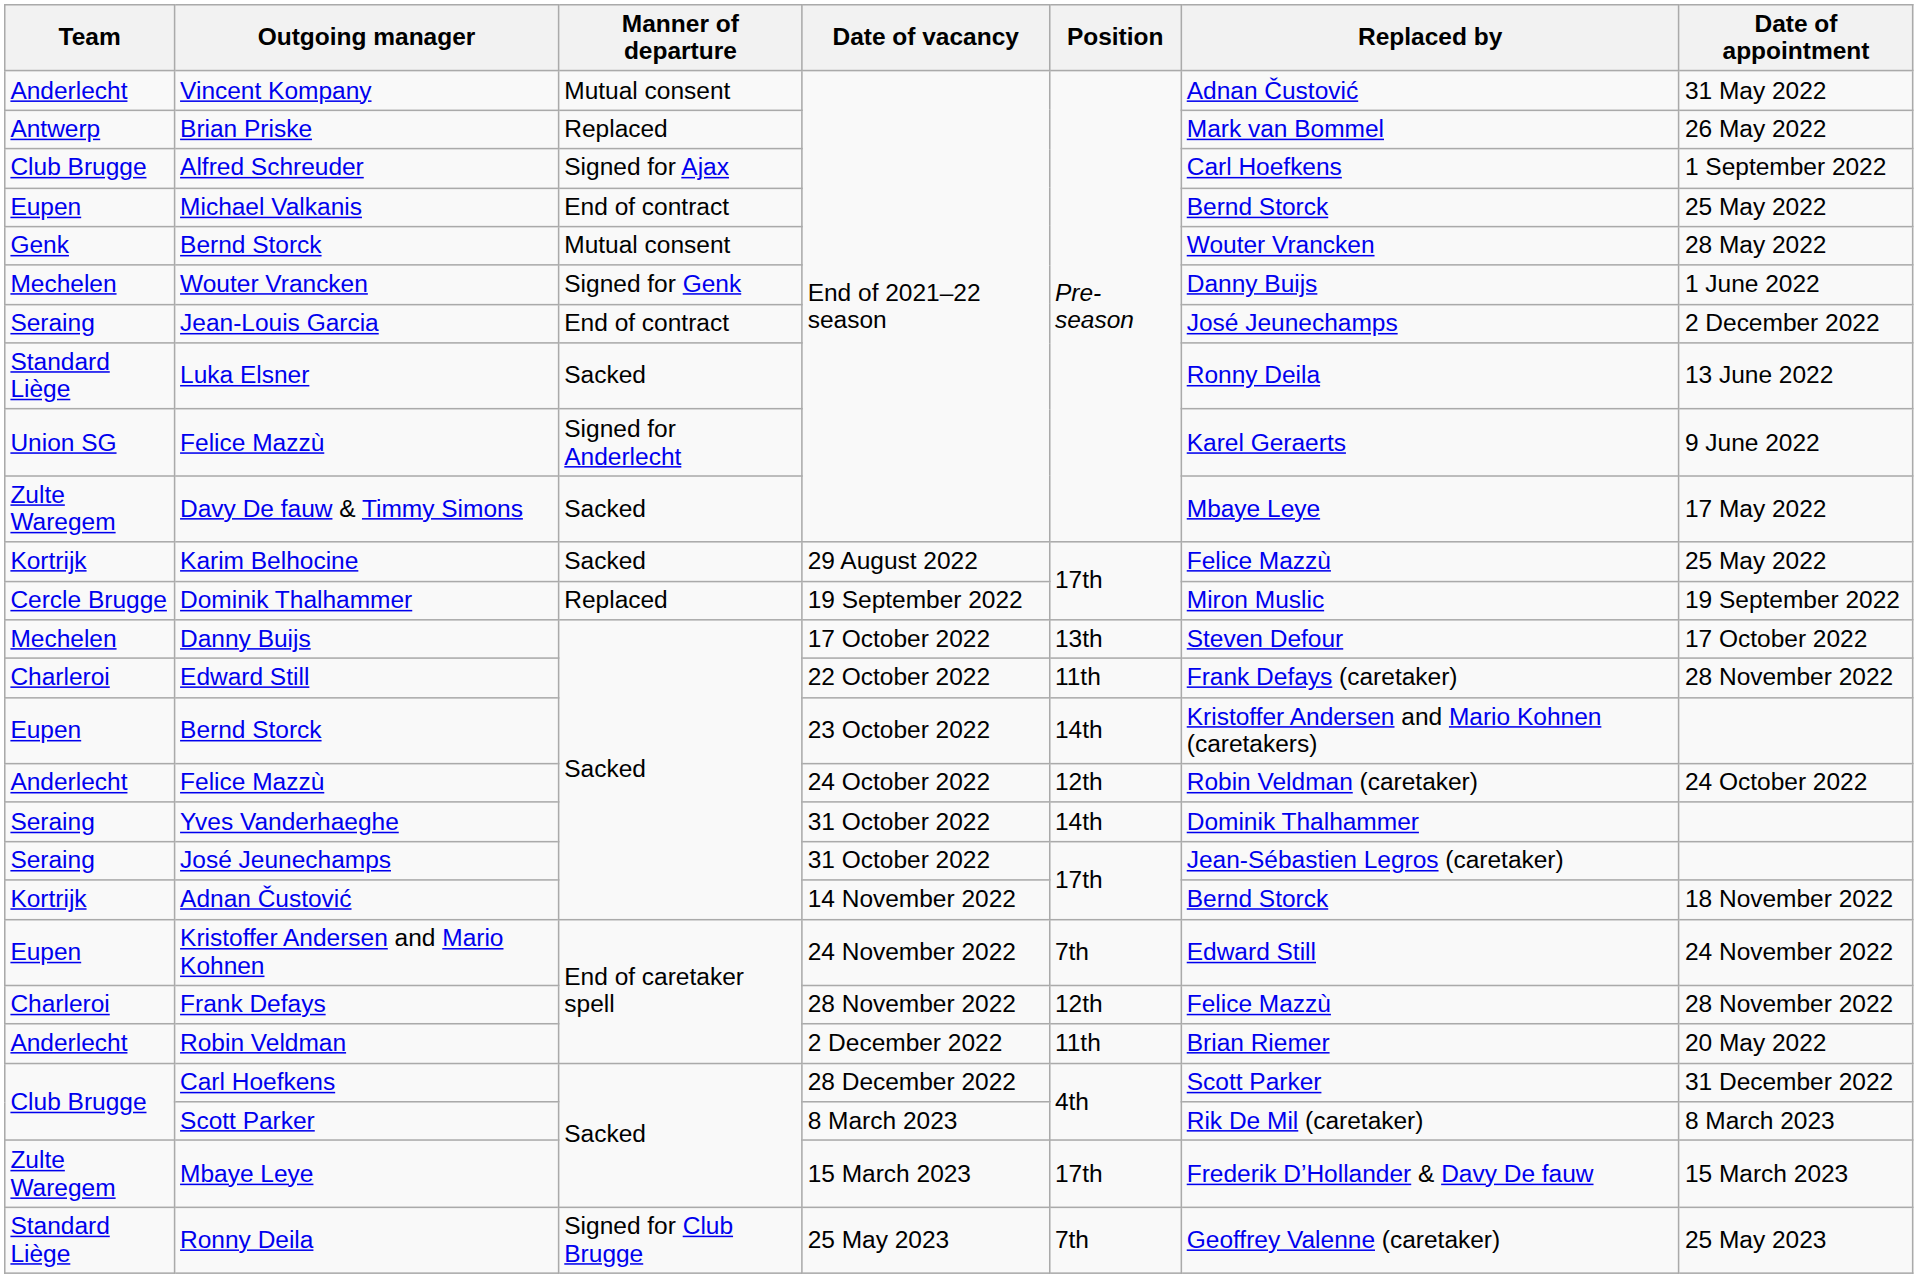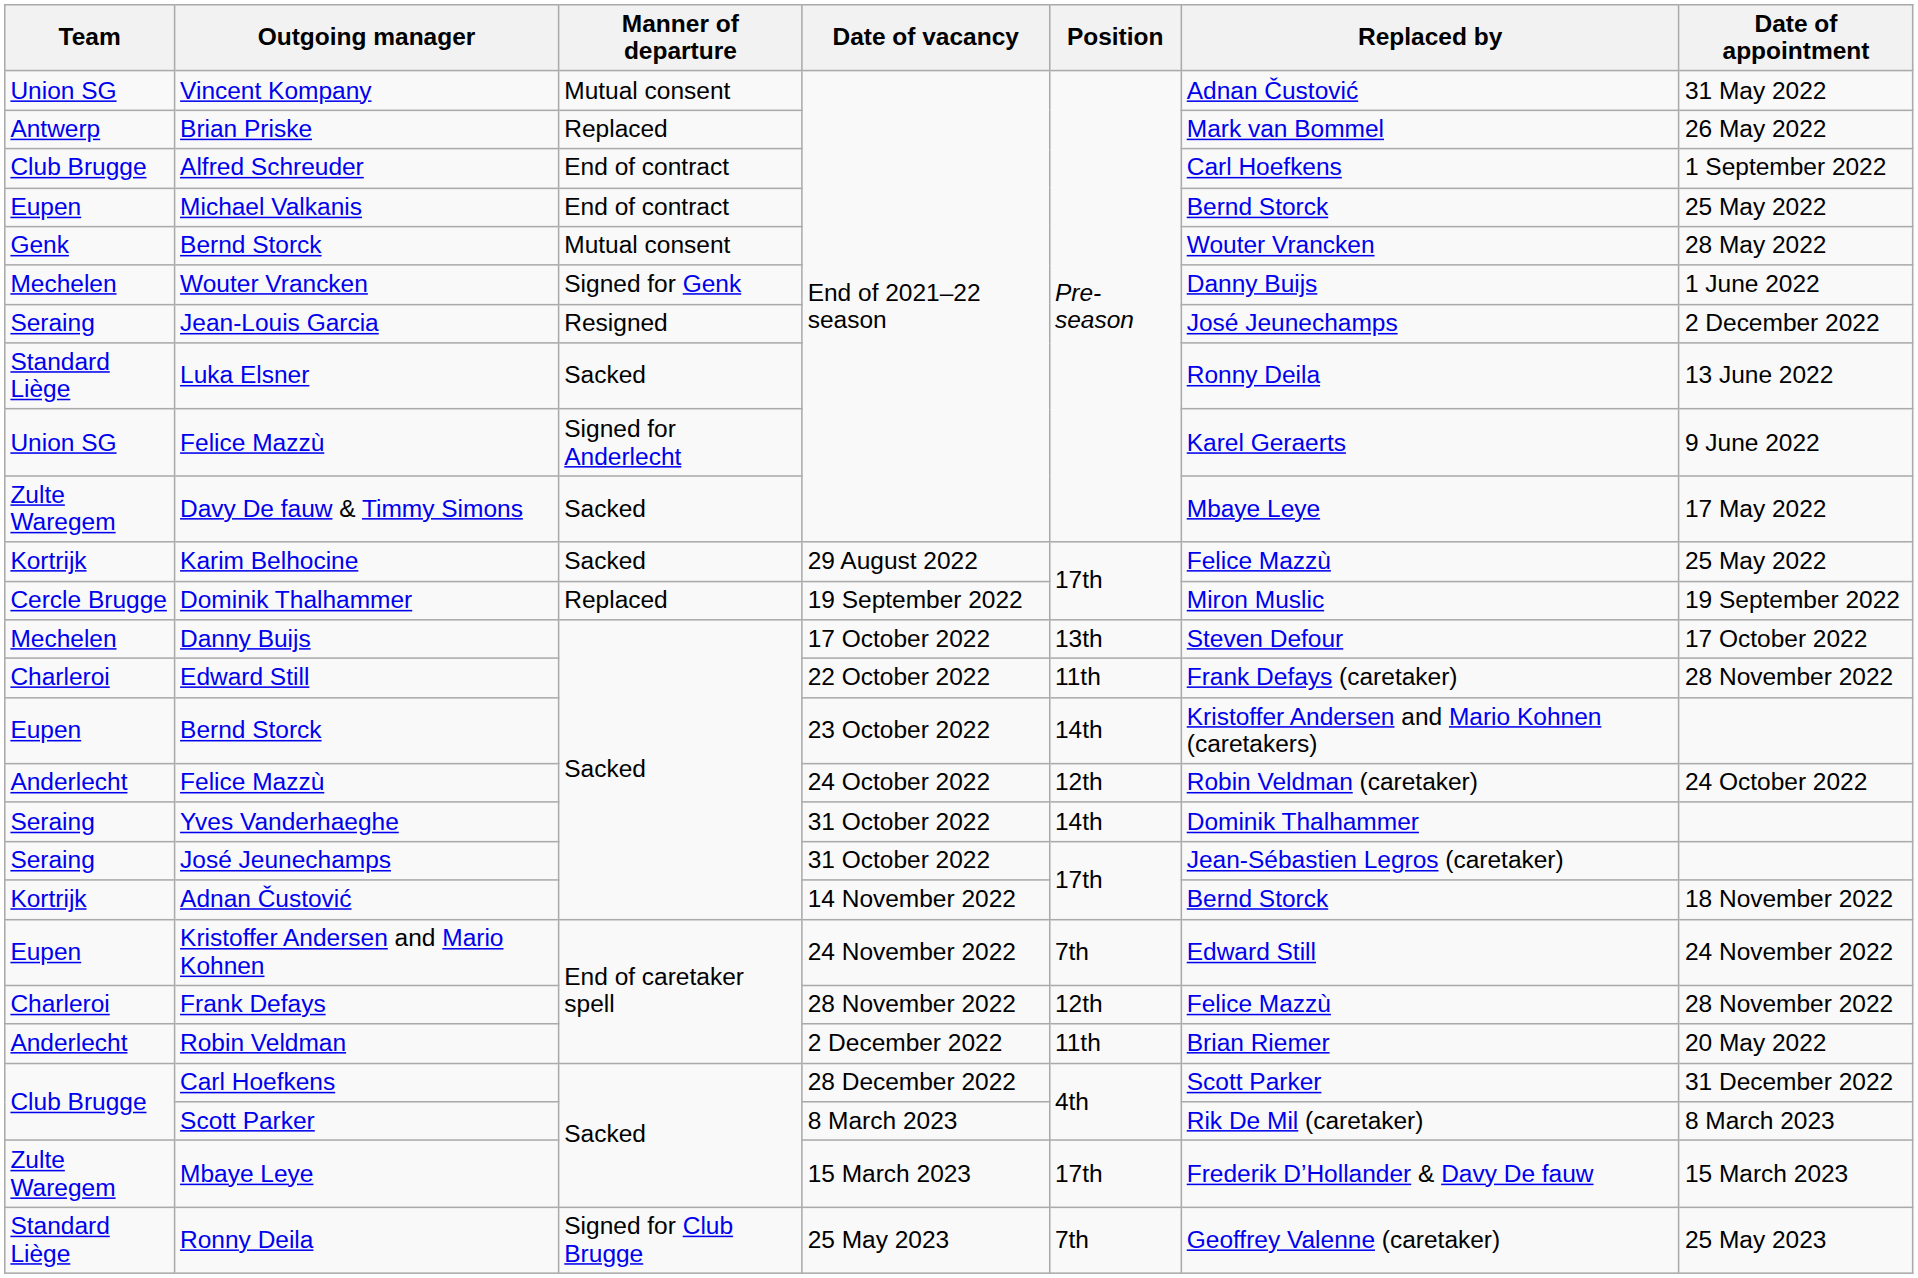(69, 90) Anderlecht -> (63, 90) Union SG
(647, 167) Signed for Ajax -> (647, 167) End of contract
(647, 323) End of contract -> (616, 323) Resigned
